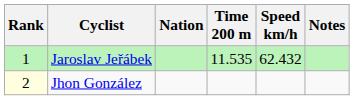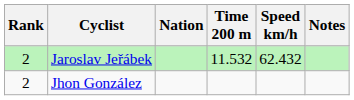(26, 58) 1 -> (26, 58) 2
(231, 58) 11.535 -> (231, 58) 11.532
(26, 82) lightyellow background -> (26, 82) no background
